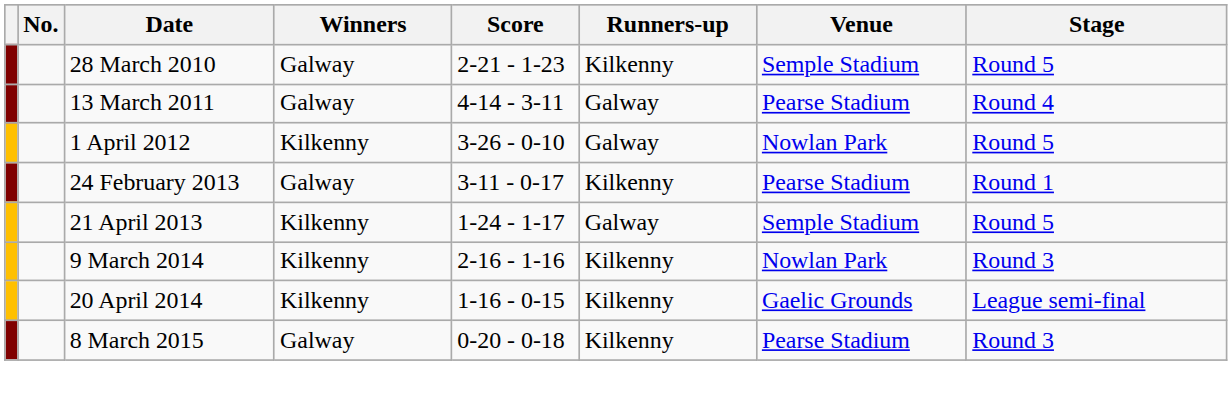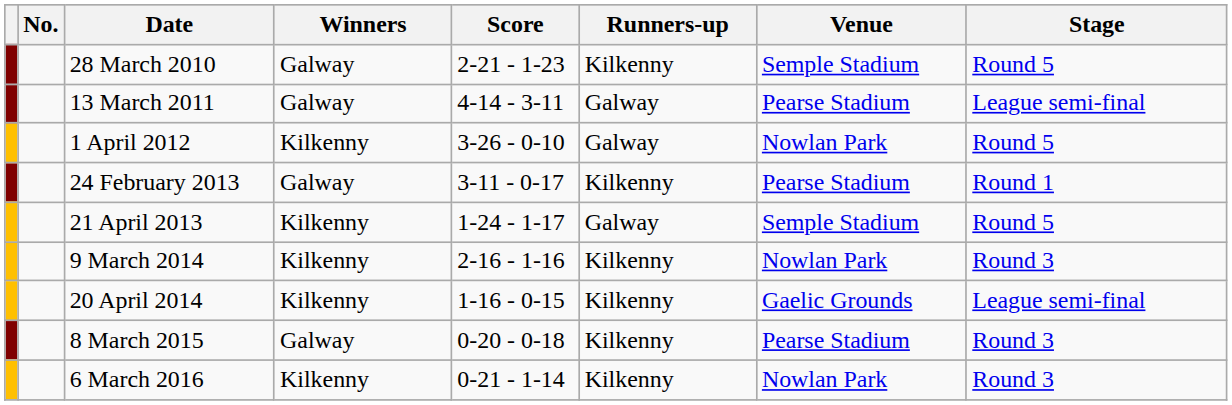(1013, 103) Round 4 -> (1059, 103) League semi-final
+ row: (137, 379)
